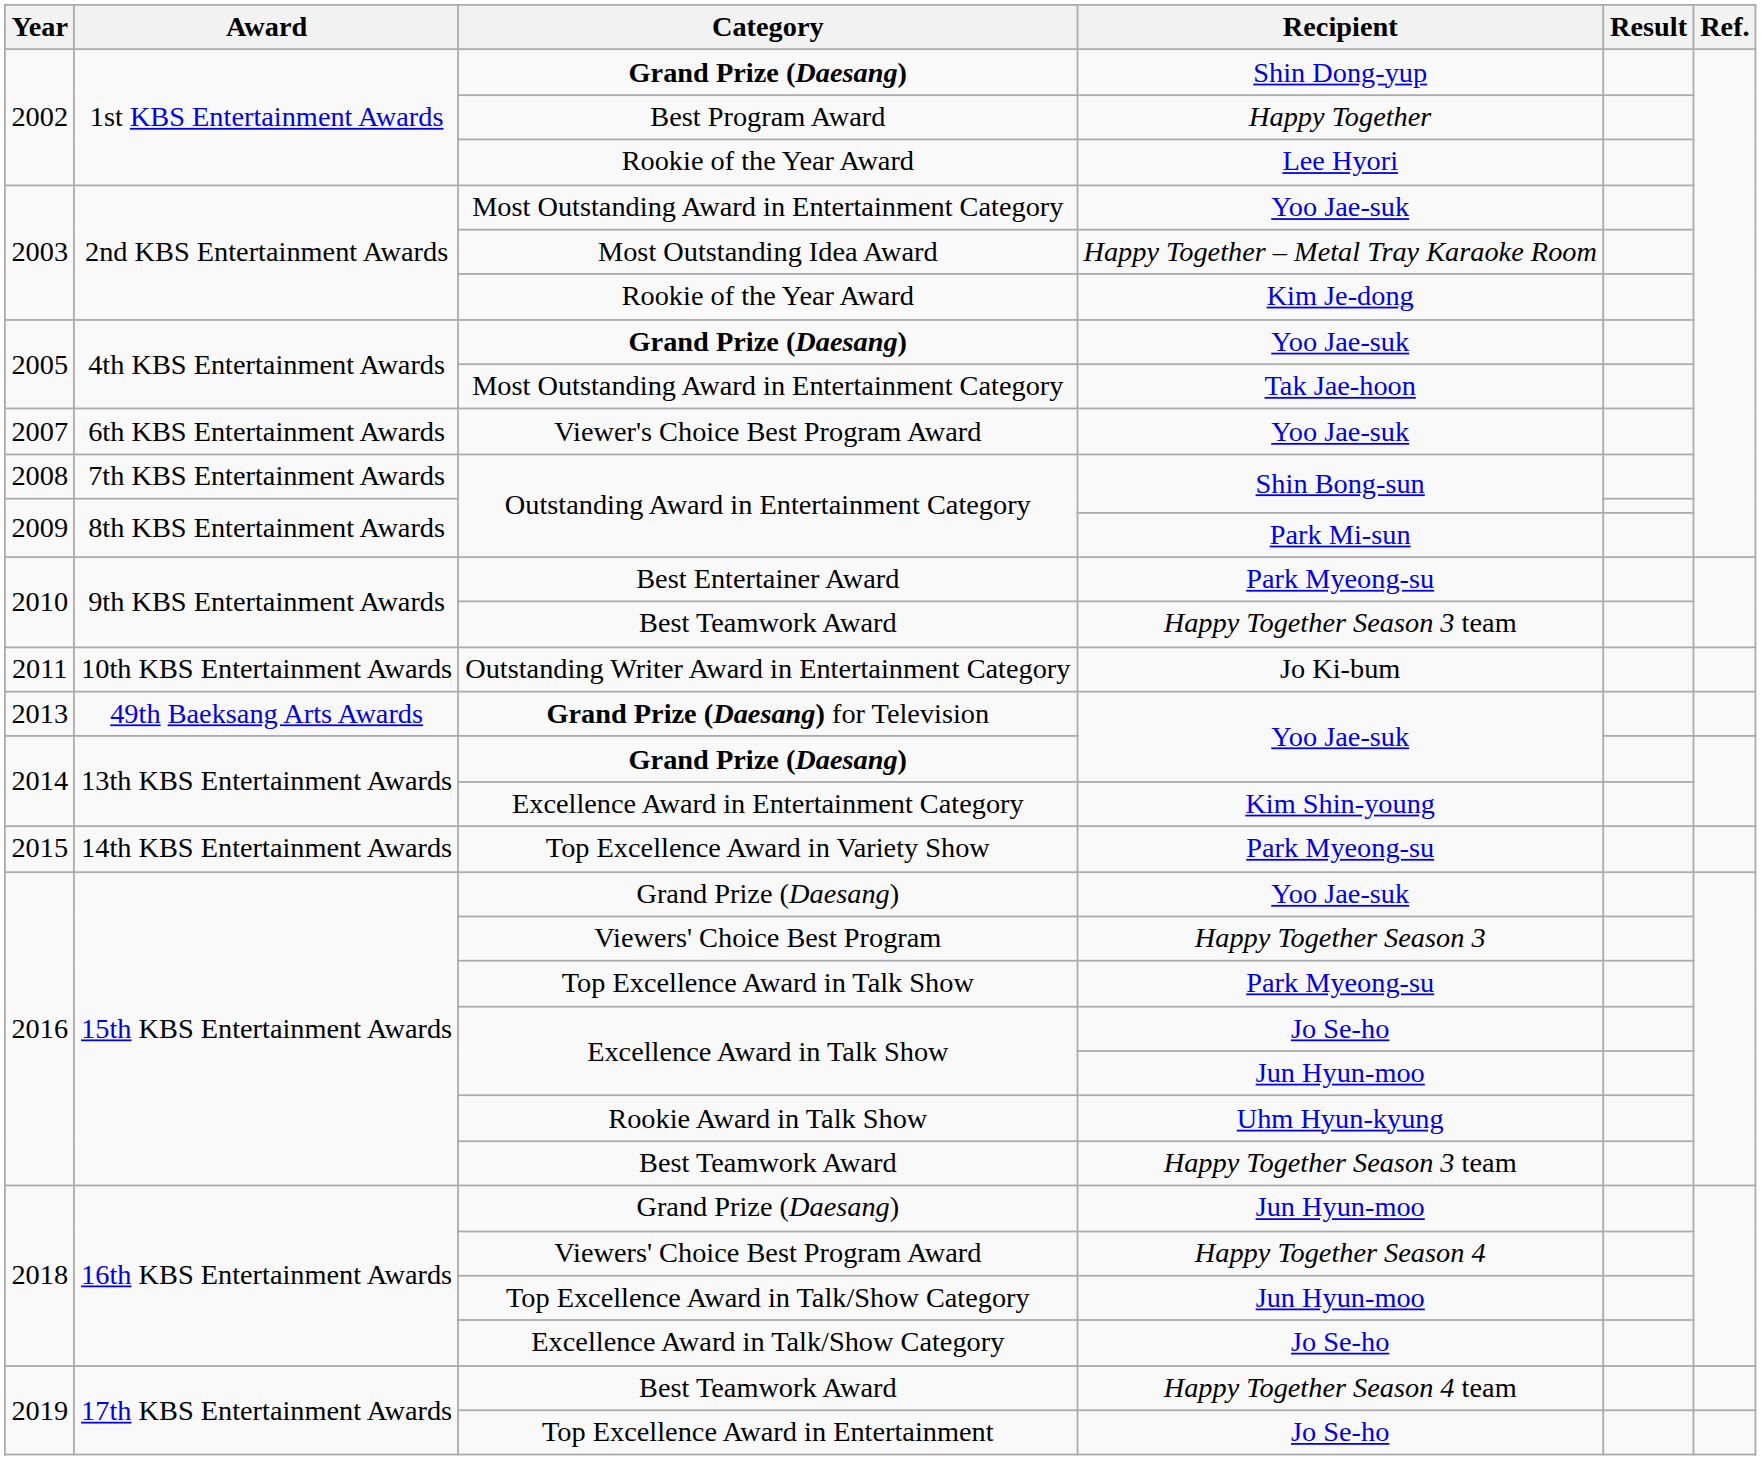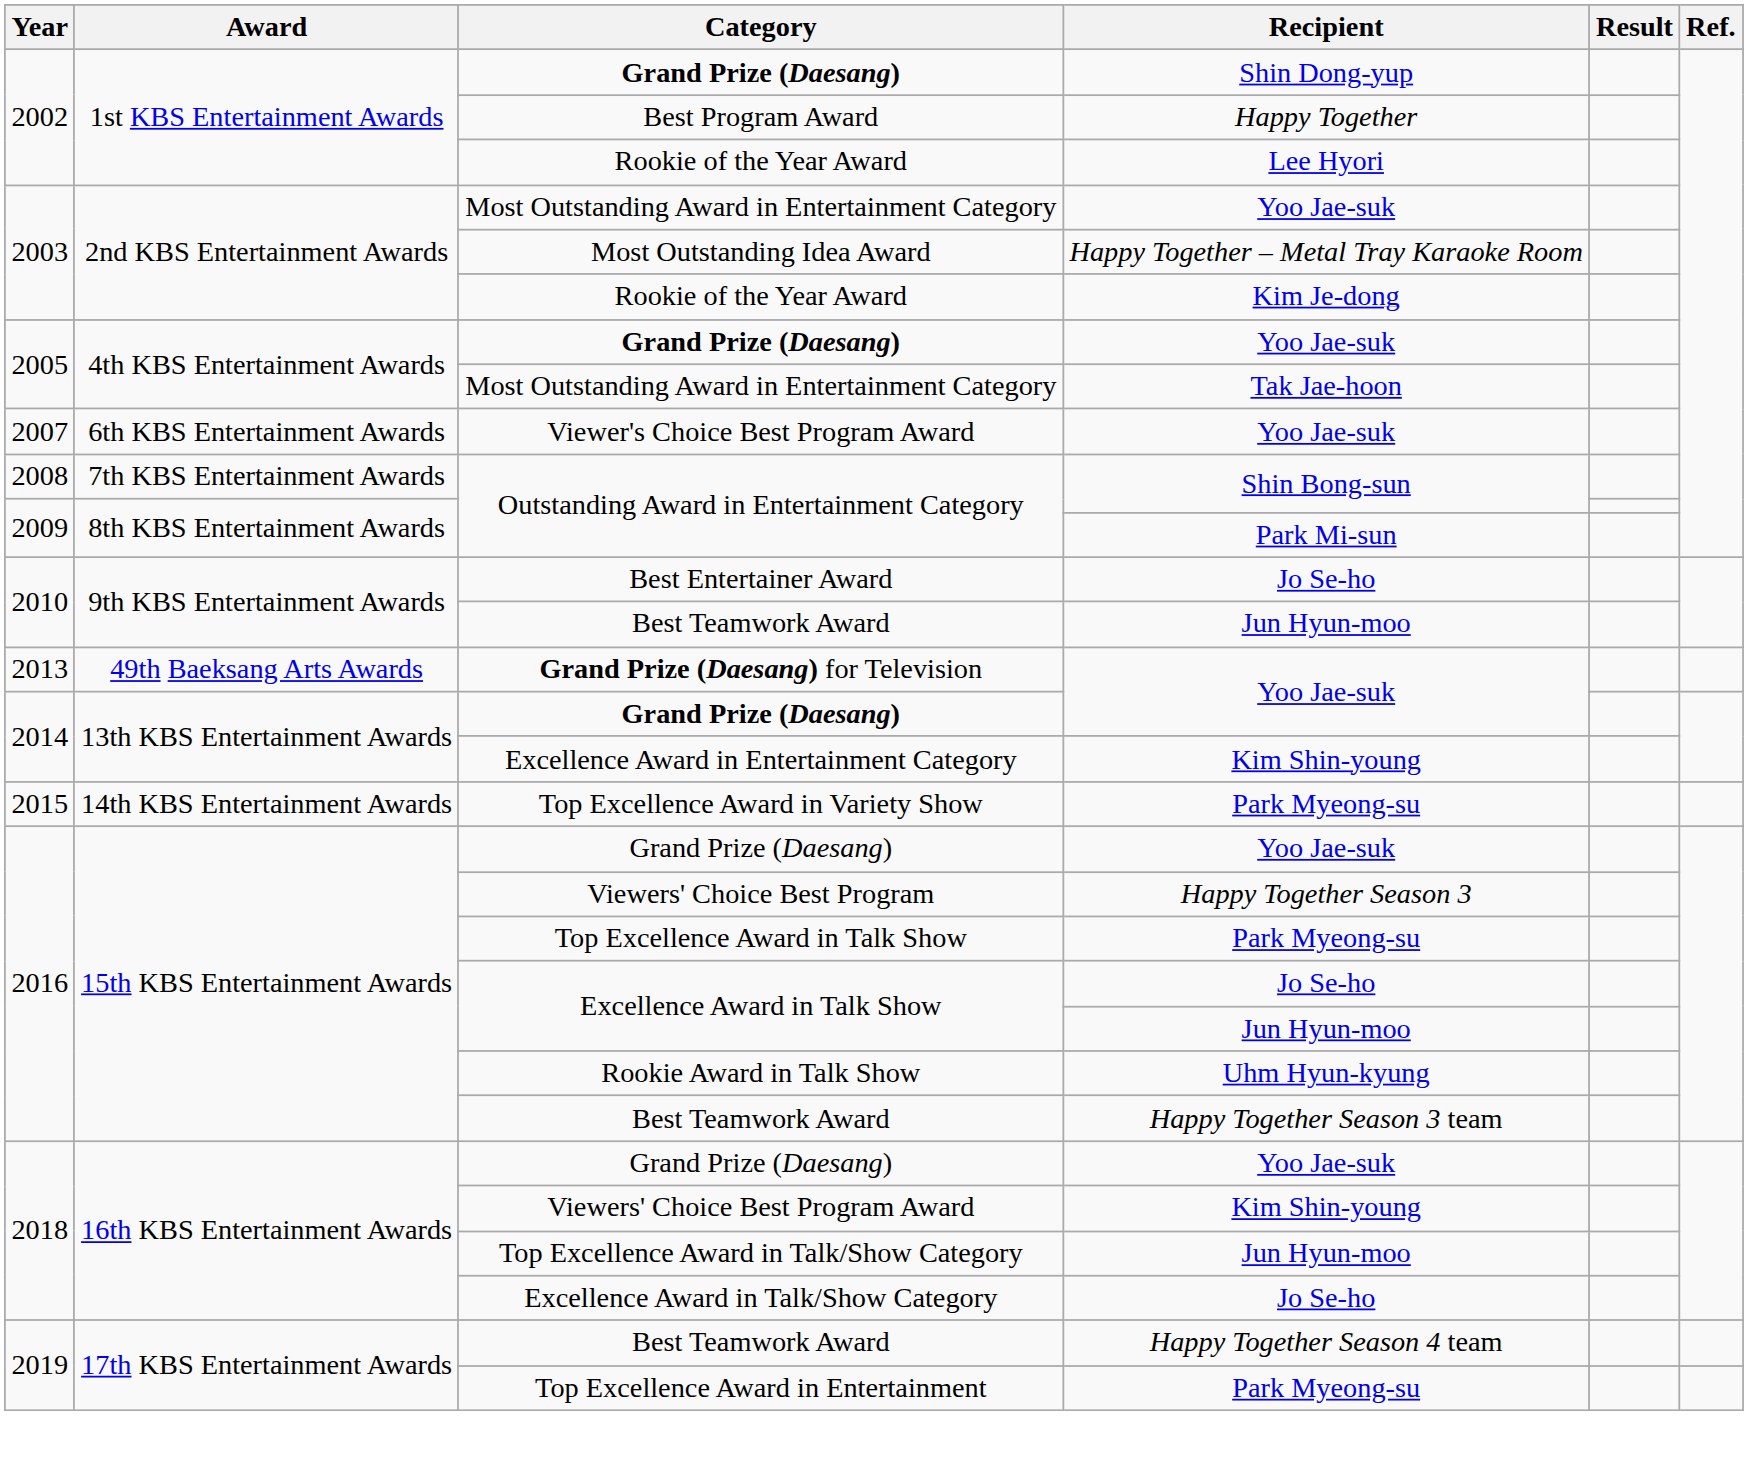(1340, 578) Park Myeong-su -> (1326, 578) Jo Se-ho
(1340, 623) Happy Together Season 3 team -> (1326, 623) Jun Hyun-moo
- row: (40, 668)
(1340, 1207) Jun Hyun-moo -> (1326, 1162) Yoo Jae-suk
(1340, 1252) Happy Together Season 4 -> (1326, 1207) Kim Shin-young
(1340, 1432) Jo Se-ho -> (1326, 1387) Park Myeong-su
